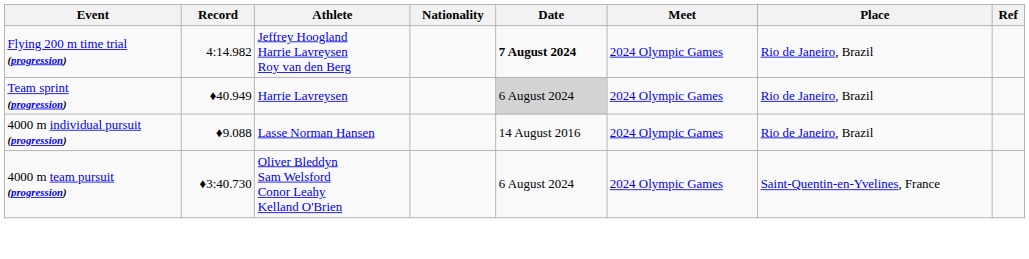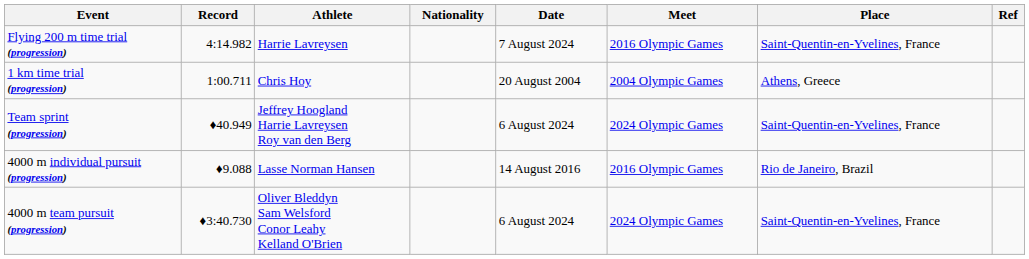(304, 51) Jeffrey Hoogland Harrie Lavreysen Roy van den Berg -> (303, 44) Harrie Lavreysen
(537, 51) bold -> (536, 44) normal
(666, 51) 2024 Olympic Games -> (666, 44) 2016 Olympic Games
(817, 51) Rio de Janeiro, Brazil -> (850, 44) Saint-Quentin-en-Yvelines, France
+ row: (46, 80)
(303, 96) Harrie Lavreysen -> (304, 125) Jeffrey Hoogland Harrie Lavreysen Roy van den Berg
(536, 96) lightgrey background -> (536, 125) no background
(817, 96) Rio de Janeiro, Brazil -> (850, 125) Saint-Quentin-en-Yvelines, France
(666, 132) 2024 Olympic Games -> (666, 169) 2016 Olympic Games
